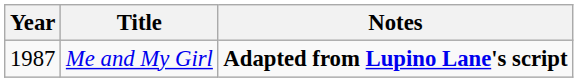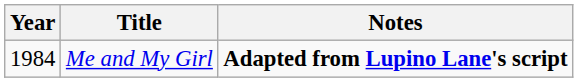(33, 58) 1987 -> (33, 58) 1984
